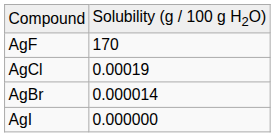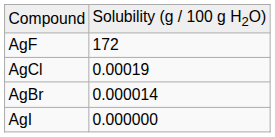(106, 44) 170 -> (106, 44) 172
